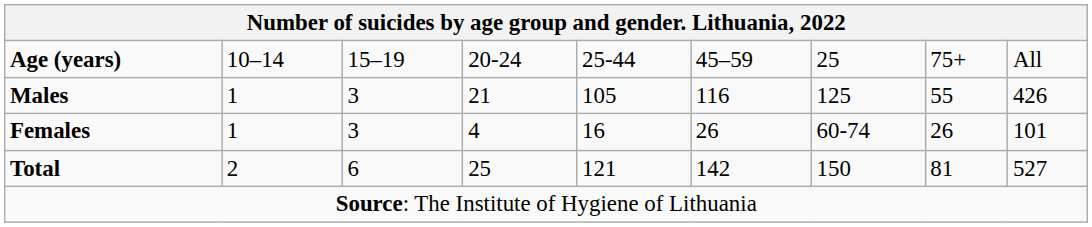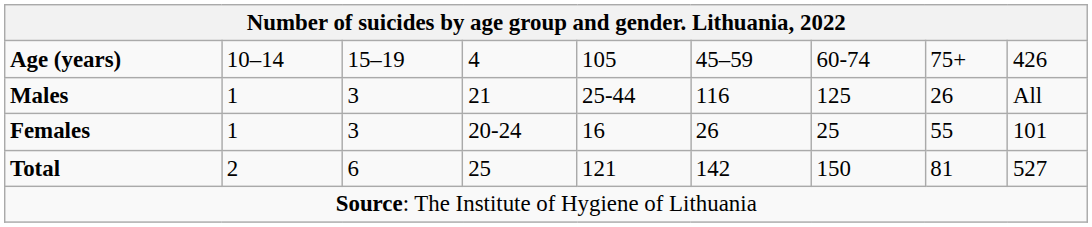(495, 58) 20-24 -> (474, 58) 4
(609, 58) 25-44 -> (599, 58) 105
(828, 58) 25 -> (843, 58) 60-74
(1028, 58) All -> (1030, 58) 426
(599, 95) 105 -> (609, 95) 25-44
(942, 95) 55 -> (942, 95) 26
(1030, 95) 426 -> (1028, 95) All
(474, 131) 4 -> (495, 131) 20-24
(843, 131) 60-74 -> (828, 131) 25
(942, 131) 26 -> (942, 131) 55
